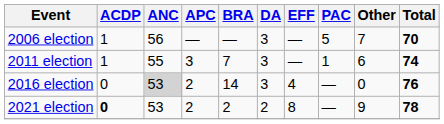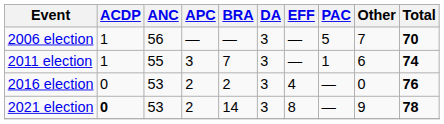(156, 84) lightgrey background -> (156, 84) no background
(230, 84) 14 -> (226, 84) 2
(226, 107) 2 -> (230, 107) 14
(264, 107) 2 -> (264, 107) 3
